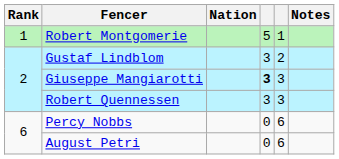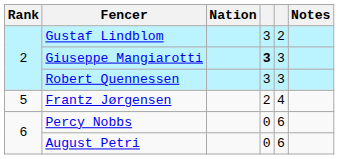- row: (116, 37)
+ row: (108, 101)
